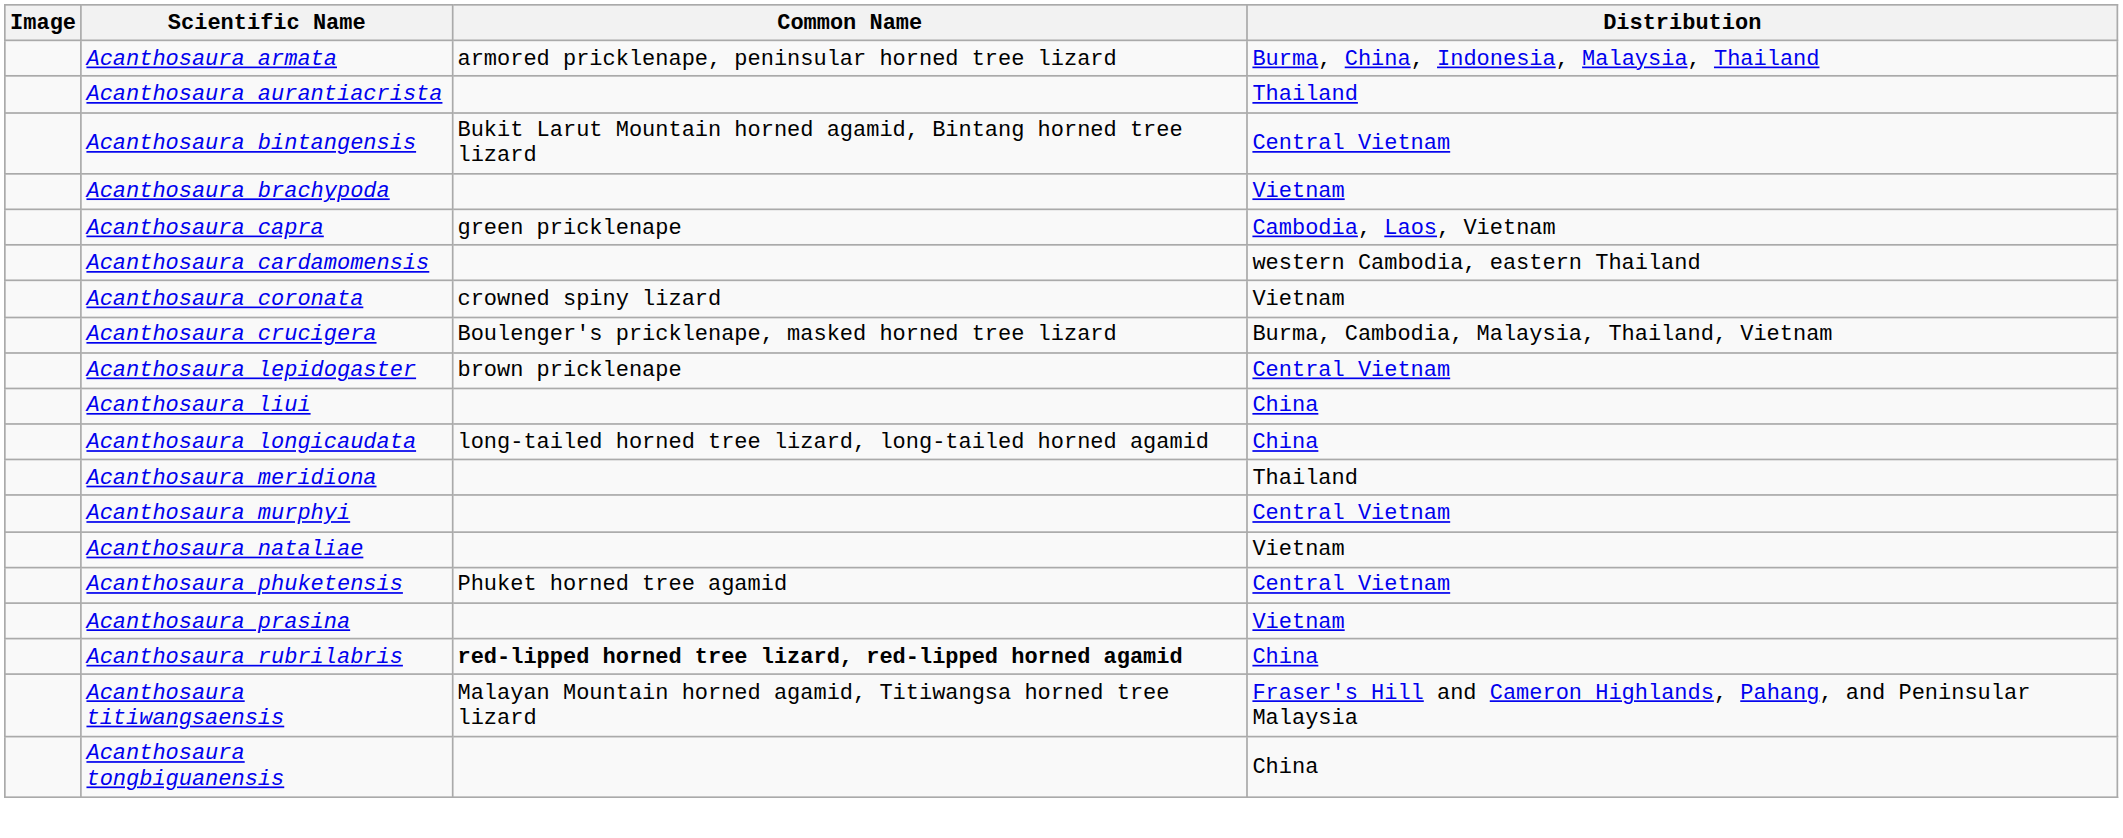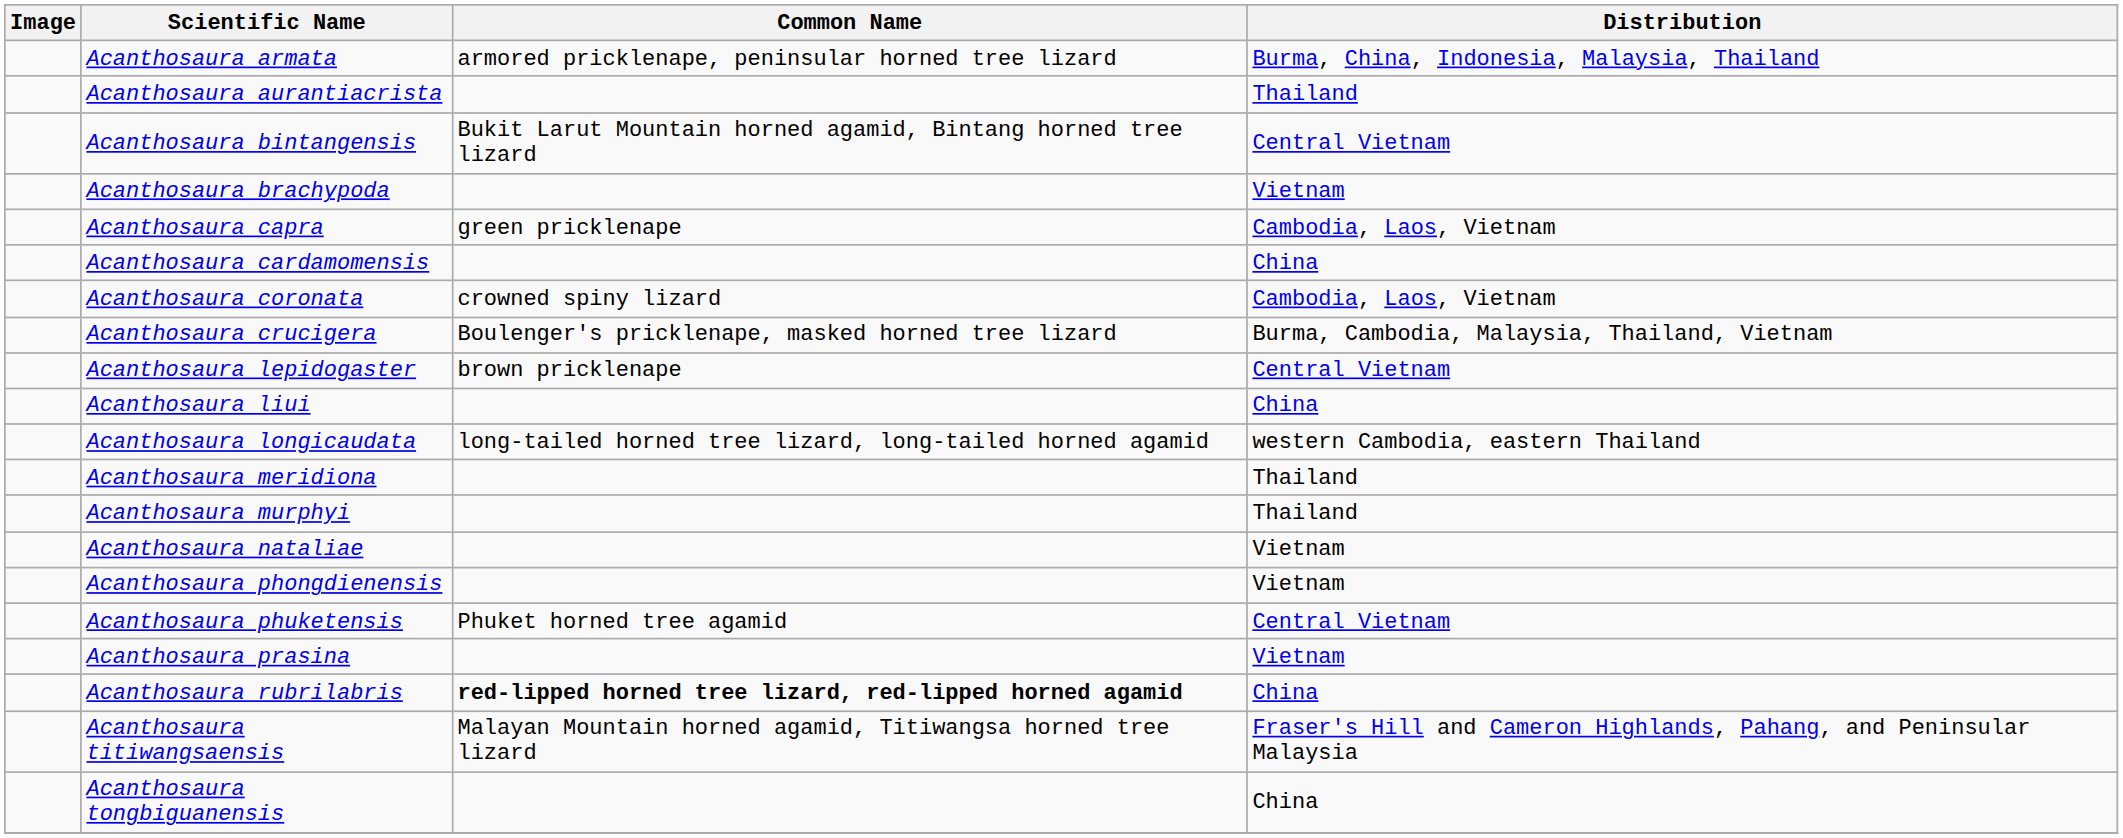(1477, 263) western Cambodia, eastern Thailand -> (1285, 263) China
(1299, 299) Vietnam -> (1404, 299) Cambodia, Laos, Vietnam
(1285, 442) China -> (1477, 442) western Cambodia, eastern Thailand
(1351, 514) Central Vietnam -> (1305, 514) Thailand
+ row: (264, 585)
